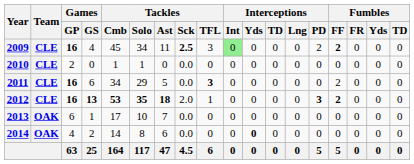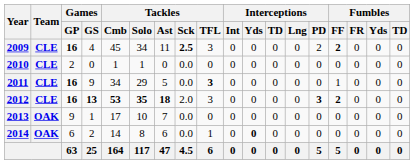(233, 47) lightgreen background -> (233, 47) no background
(92, 82) 6 -> (92, 82) 9
(338, 82) 2 -> (338, 82) 1
(210, 99) 1 -> (210, 99) 3
(72, 116) 6 -> (72, 116) 9
(72, 133) 4 -> (72, 133) 6
(210, 133) 0 -> (210, 133) 1
